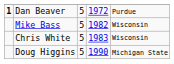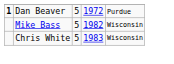- row: (45, 52)
